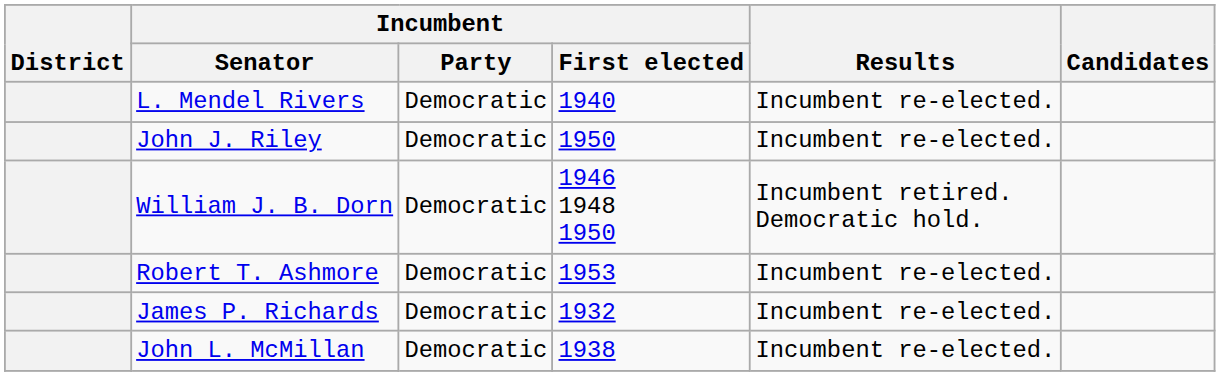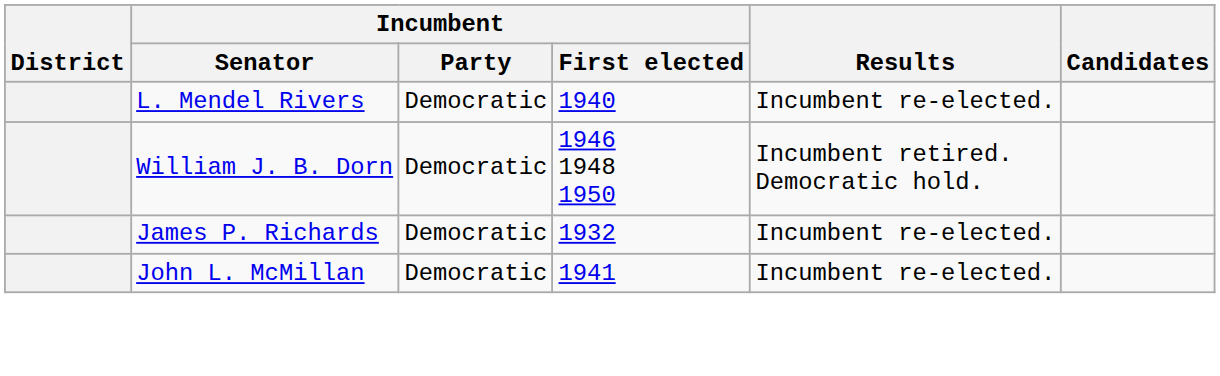- row: (229, 141)
- row: (257, 273)
(587, 351) 1938 -> (587, 273) 1941
